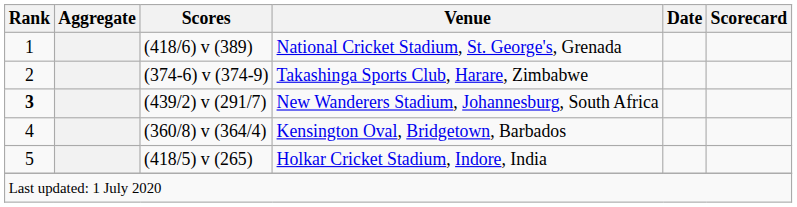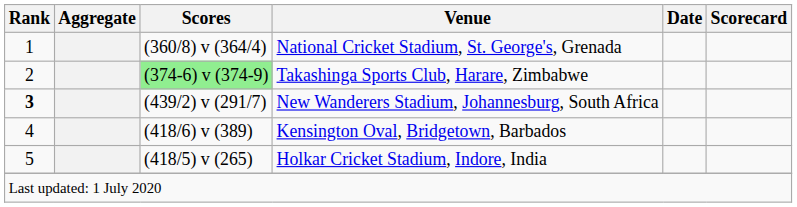(198, 46) (418/6) v (389) -> (205, 46) (360/8) v (364/4)
(206, 74) no background -> (206, 74) lightgreen background
(205, 131) (360/8) v (364/4) -> (198, 131) (418/6) v (389)
